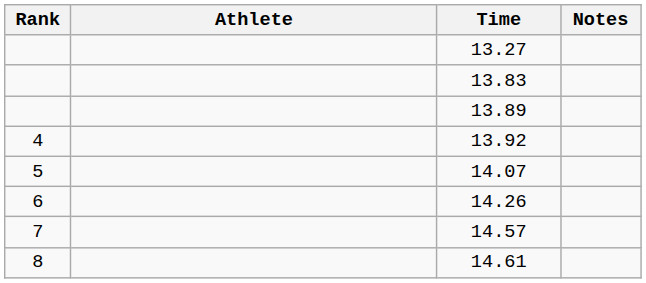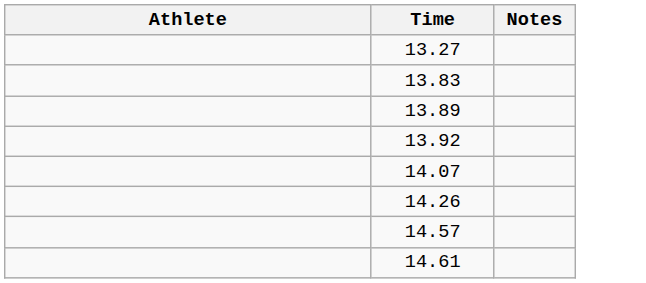- column: (38, 20)
